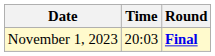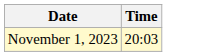- column: (186, 16)
